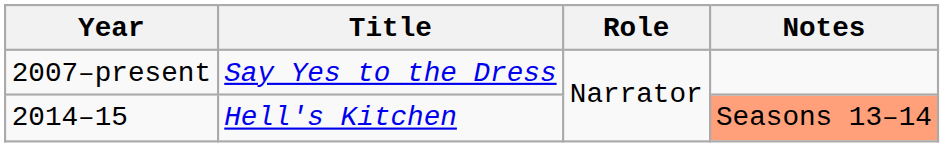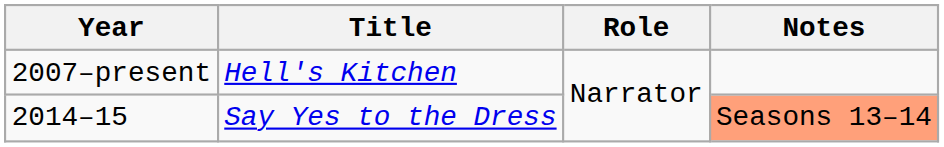(390, 73) Say Yes to the Dress -> (341, 73) Hell's Kitchen
(341, 118) Hell's Kitchen -> (390, 118) Say Yes to the Dress
